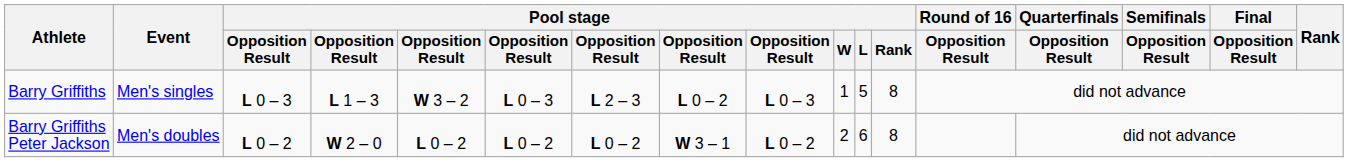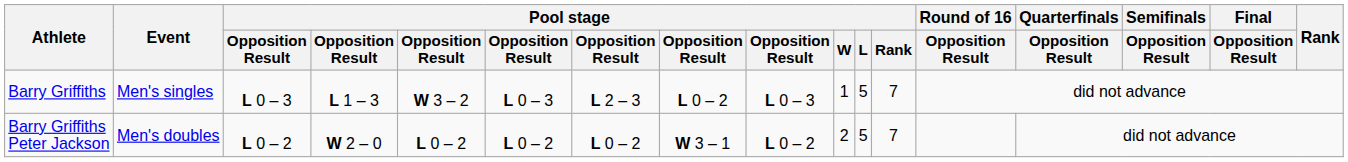(894, 92) 8 -> (894, 92) 7
(863, 135) 6 -> (863, 135) 5
(894, 135) 8 -> (894, 135) 7
